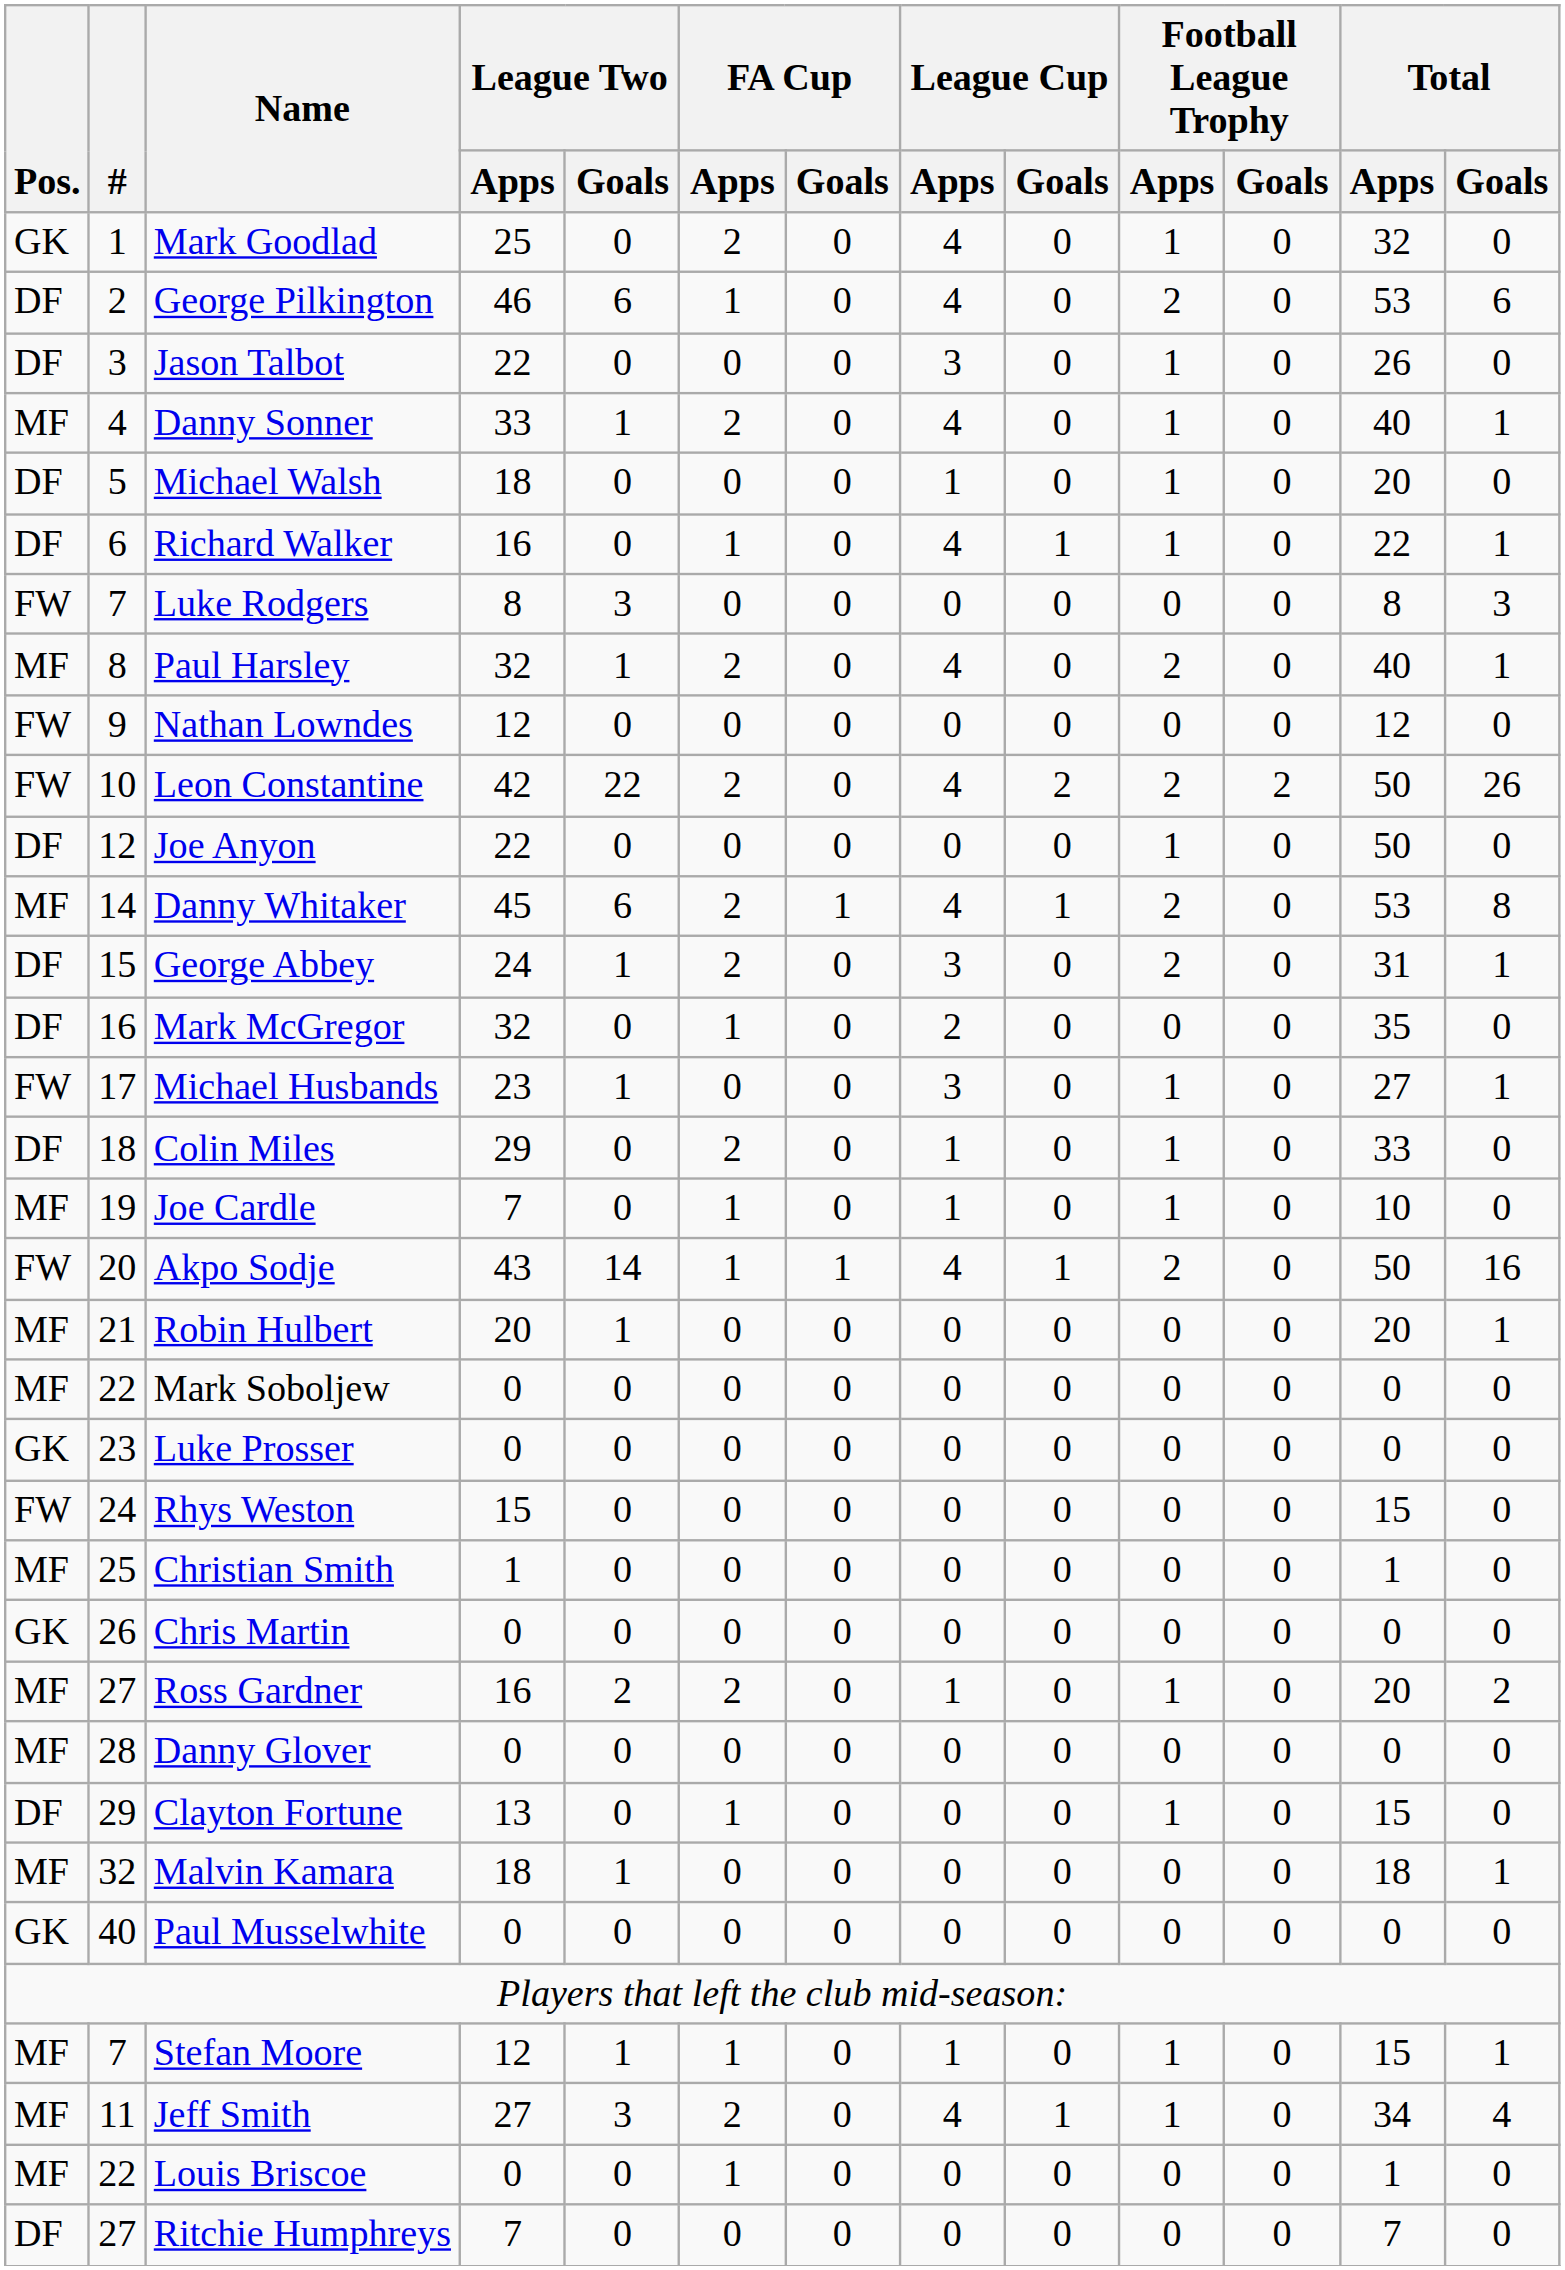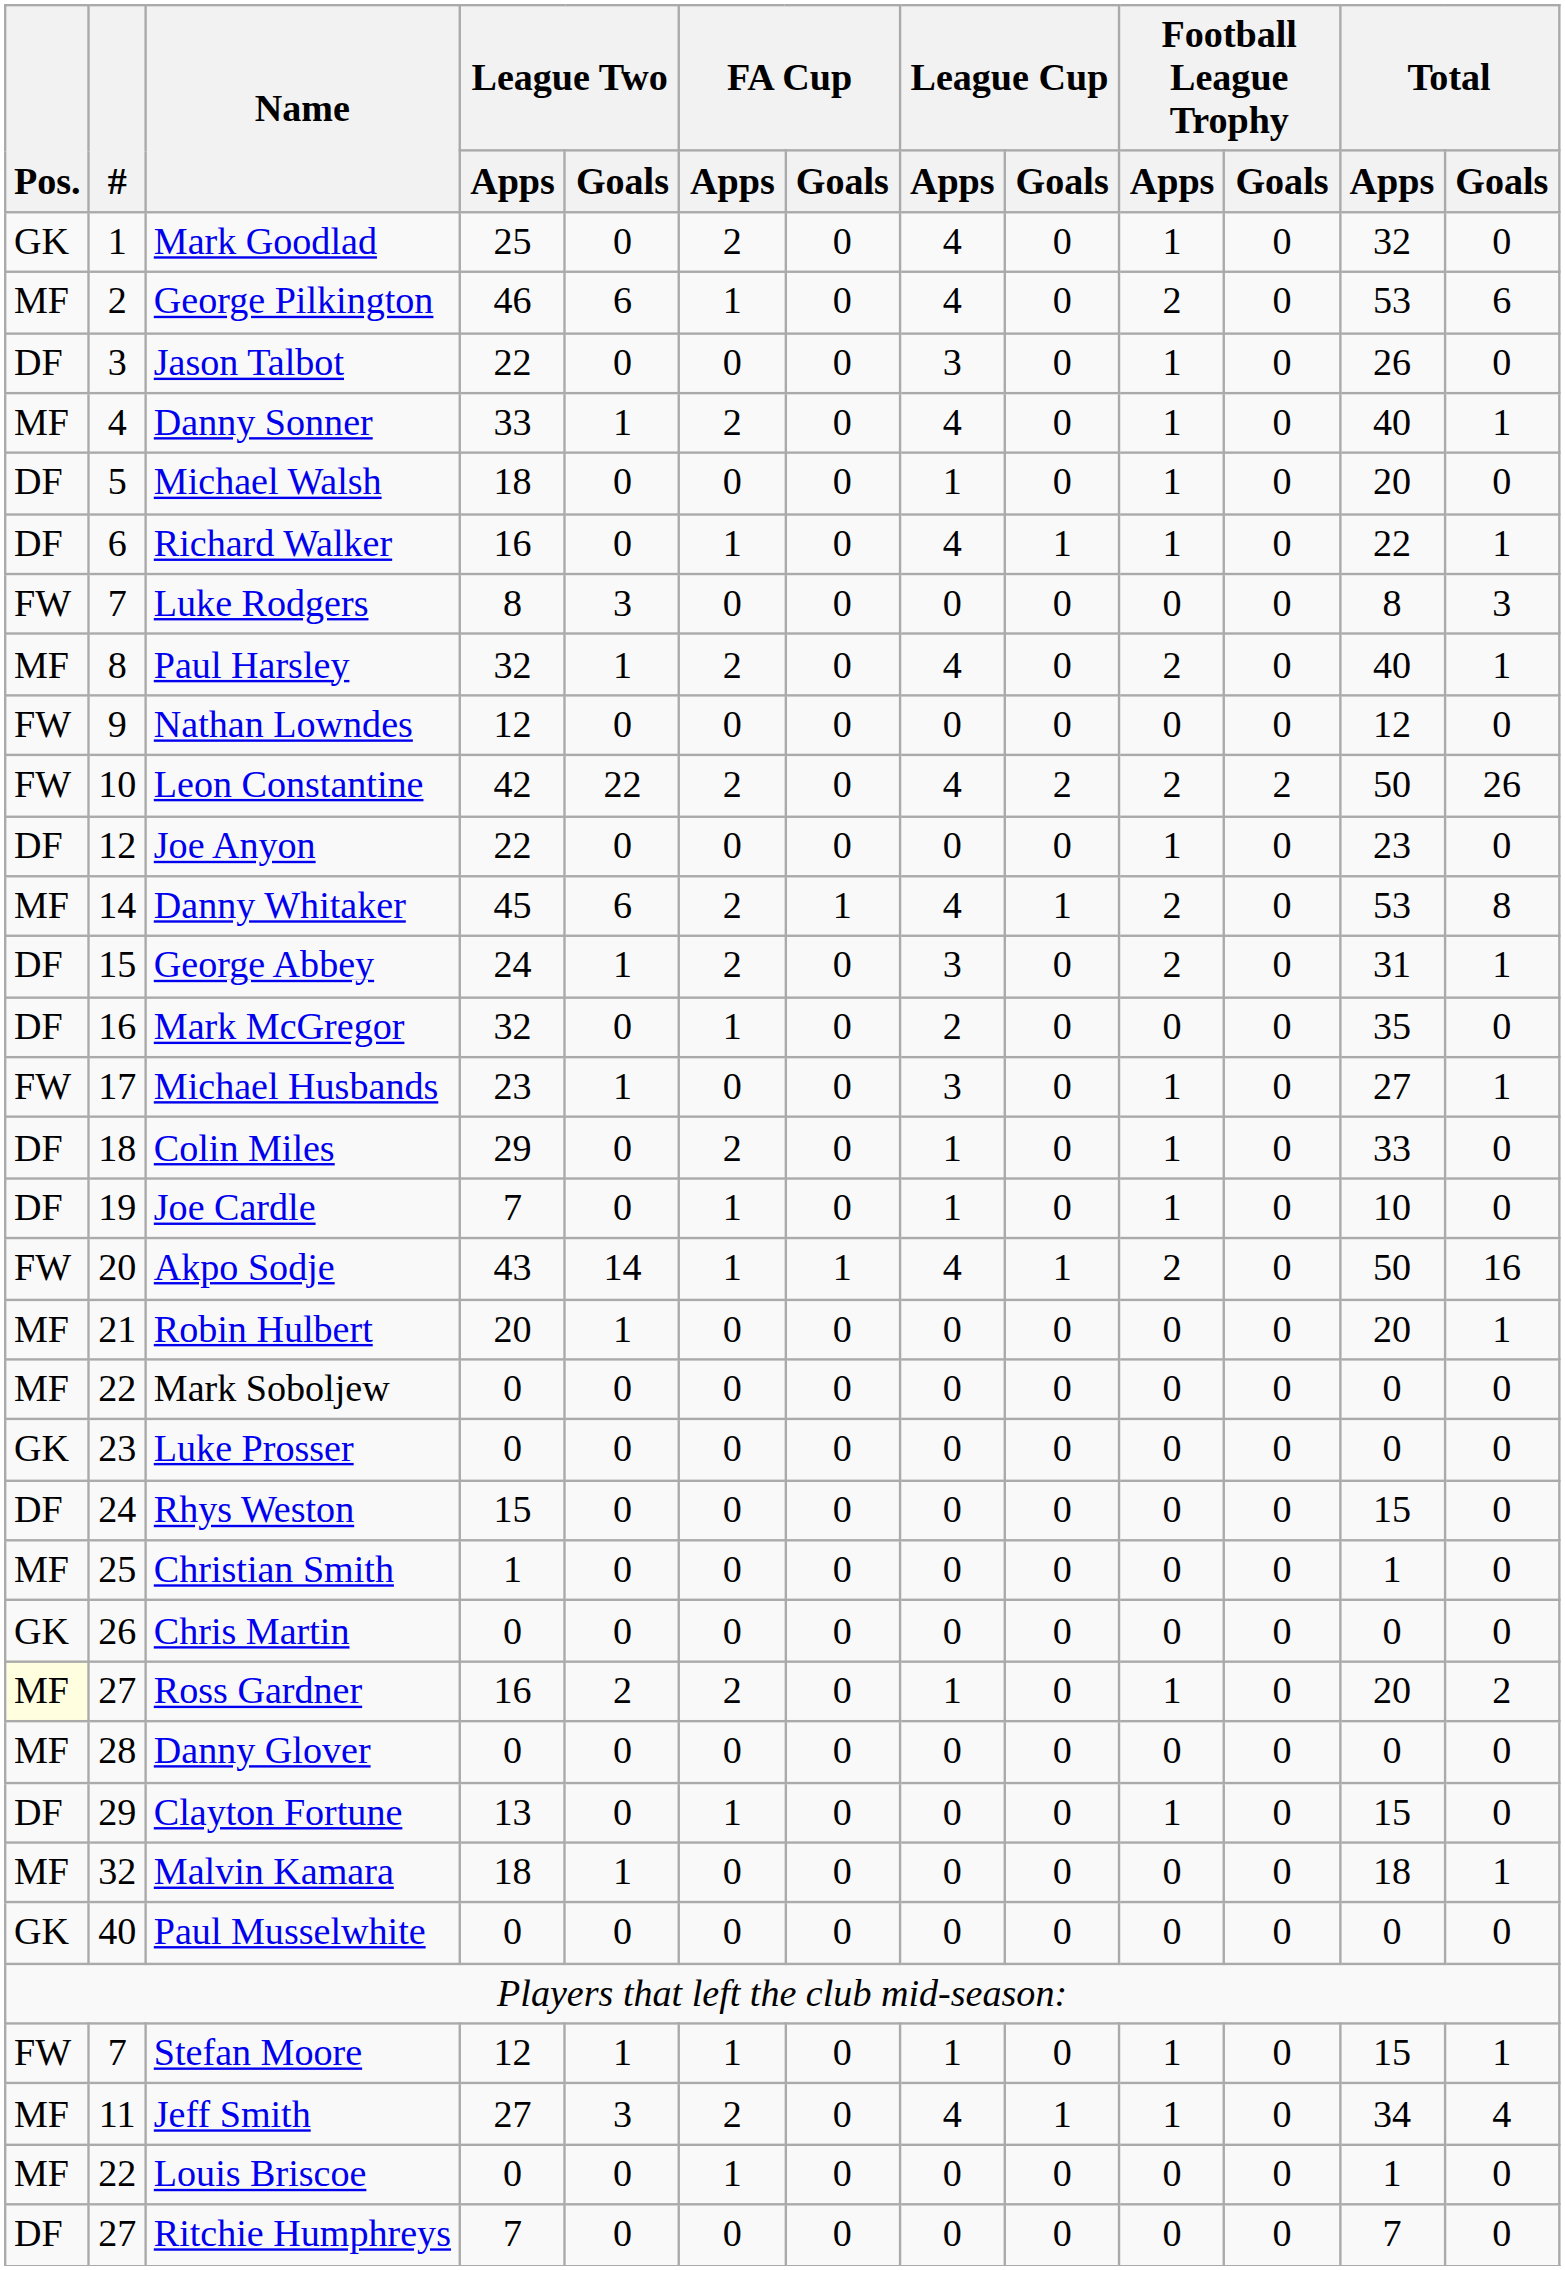(38, 301) DF -> (41, 301) MF
(1392, 845) 50 -> (1392, 845) 23
(41, 1207) MF -> (38, 1207) DF
(43, 1509) FW -> (38, 1509) DF
(41, 1690) no background -> (41, 1690) lightyellow background
(41, 2052) MF -> (43, 2052) FW
